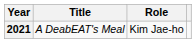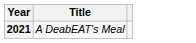- column: (157, 13)
